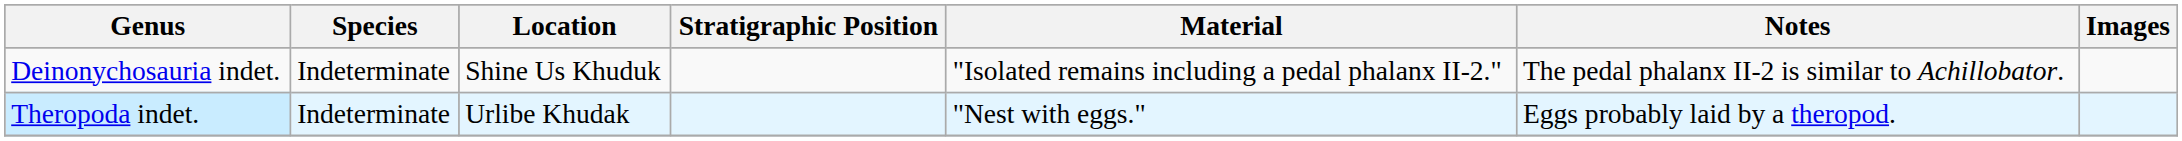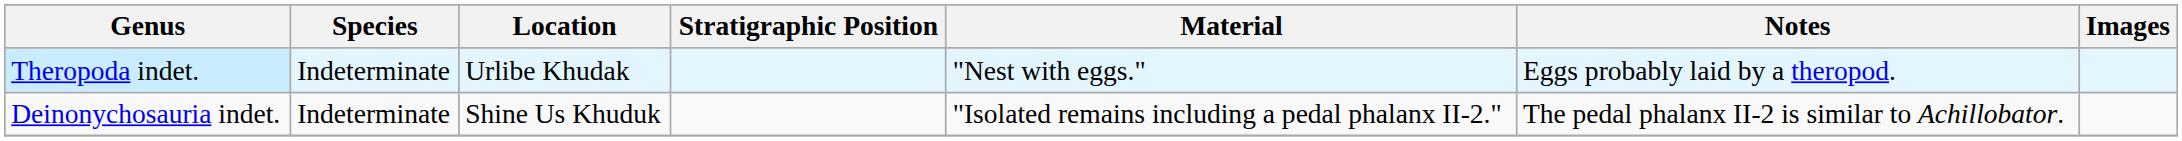rows swapped: (146, 69) <-> (105, 113)
